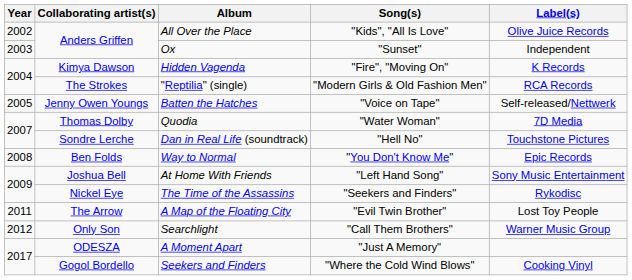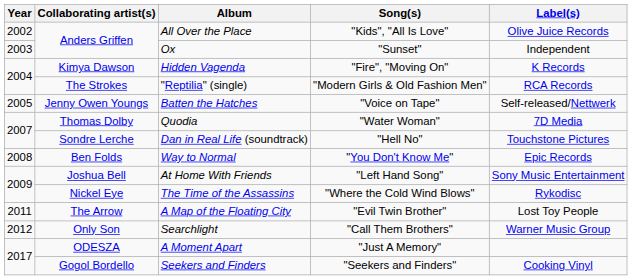(400, 193) "Seekers and Finders" -> (400, 193) "Where the Cold Wind Blows"
(400, 265) "Where the Cold Wind Blows" -> (400, 265) "Seekers and Finders"
